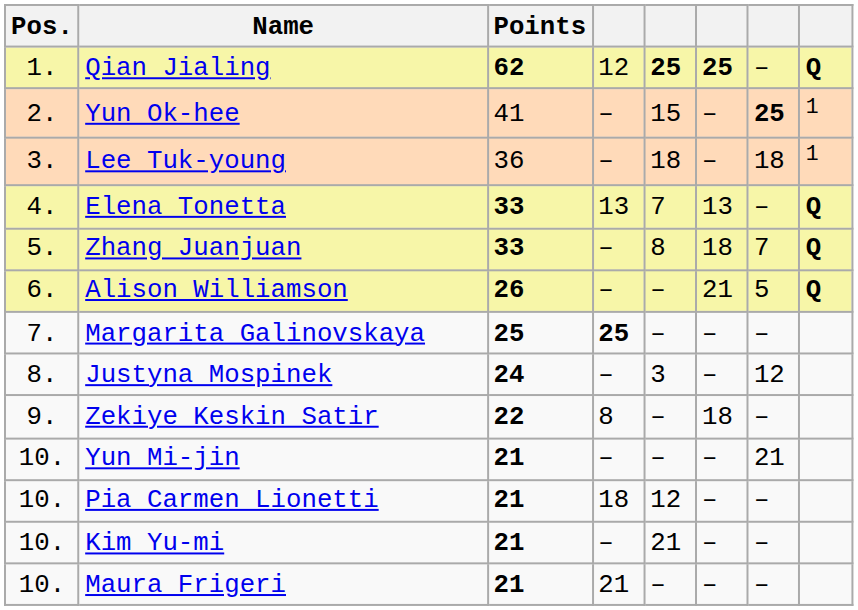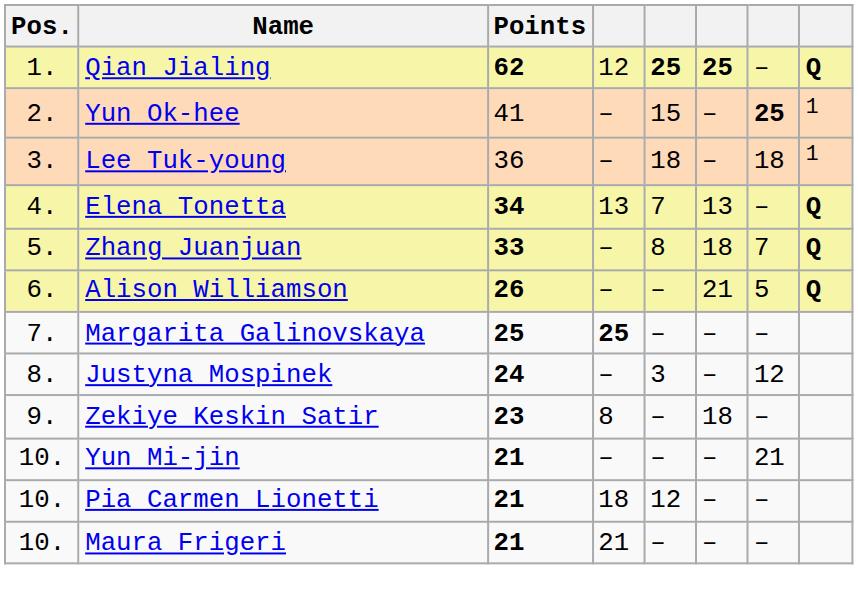(509, 207) 33 -> (509, 207) 34
(509, 417) 22 -> (509, 417) 23
- row: (155, 543)
